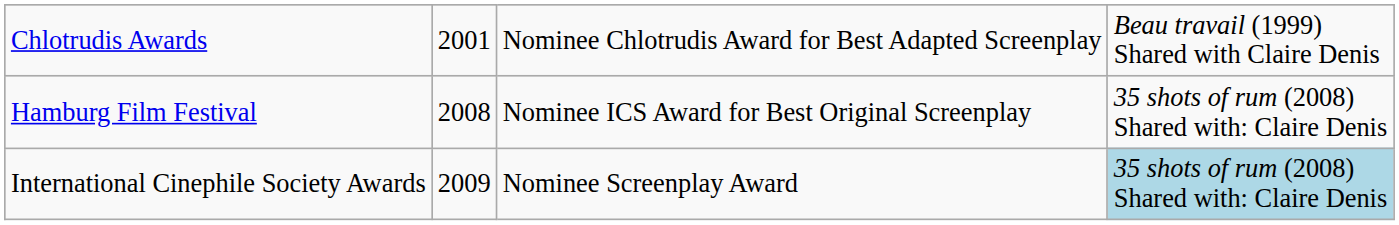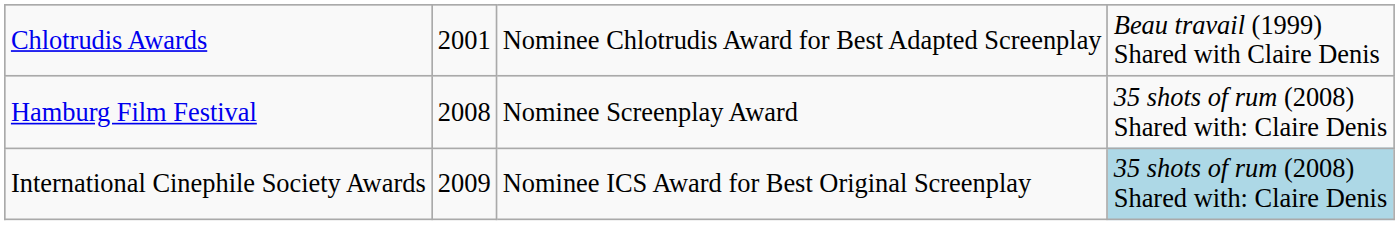(767, 111) Nominee ICS Award for Best Original Screenplay -> (650, 111) Nominee Screenplay Award
(650, 183) Nominee Screenplay Award -> (767, 183) Nominee ICS Award for Best Original Screenplay
